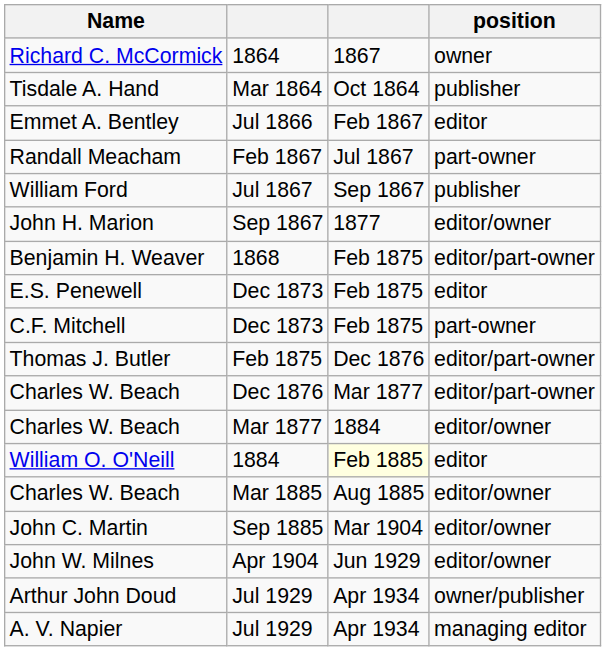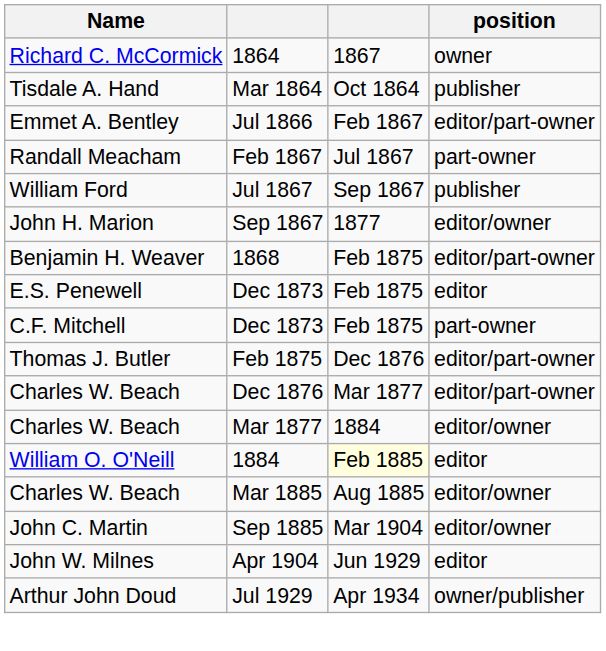(461, 122) editor -> (515, 122) editor/part-owner
(493, 561) editor/owner -> (461, 561) editor
- row: (66, 628)
